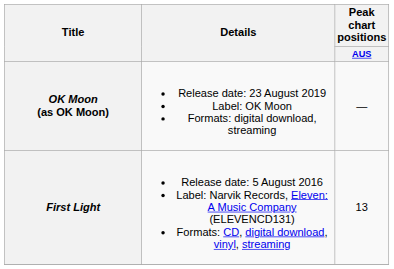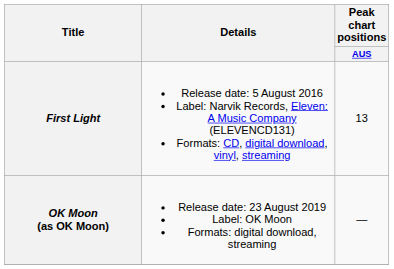rows swapped: (73, 207) <-> (73, 106)
